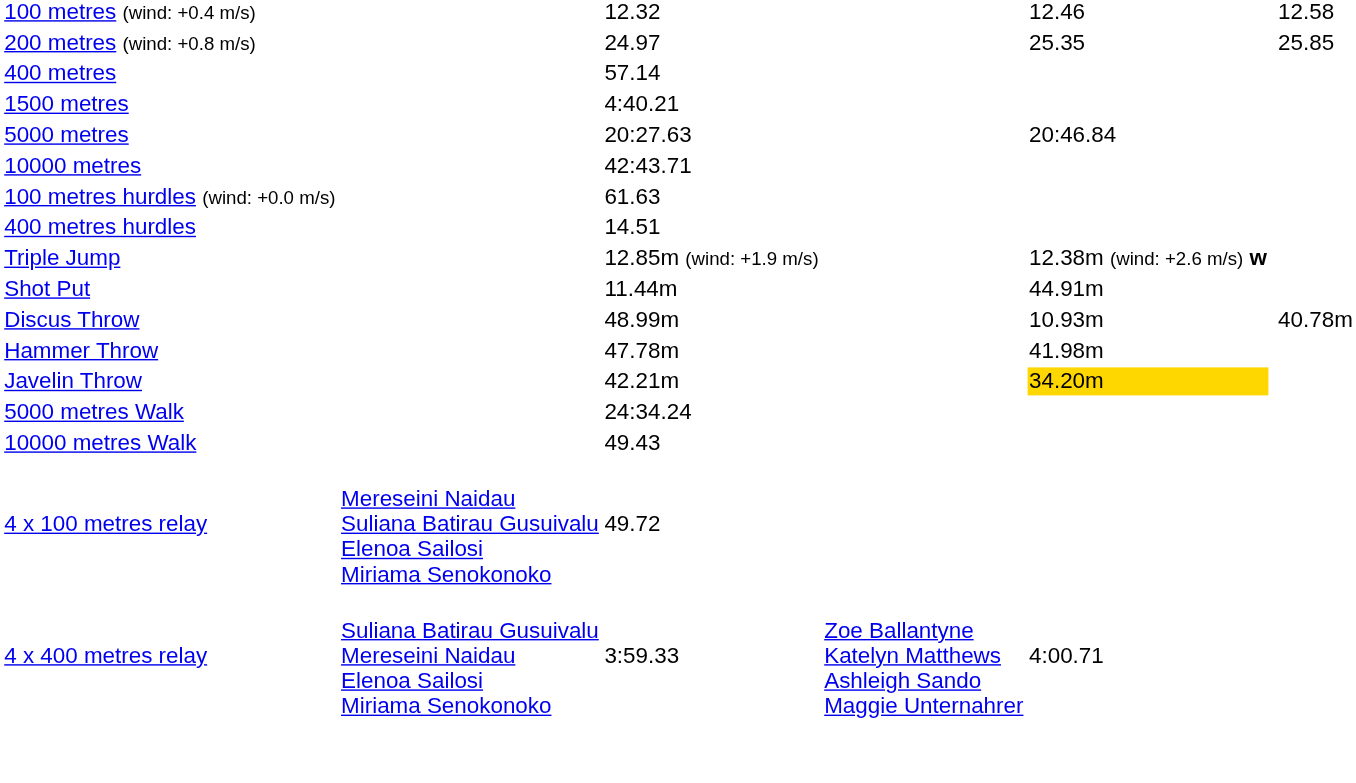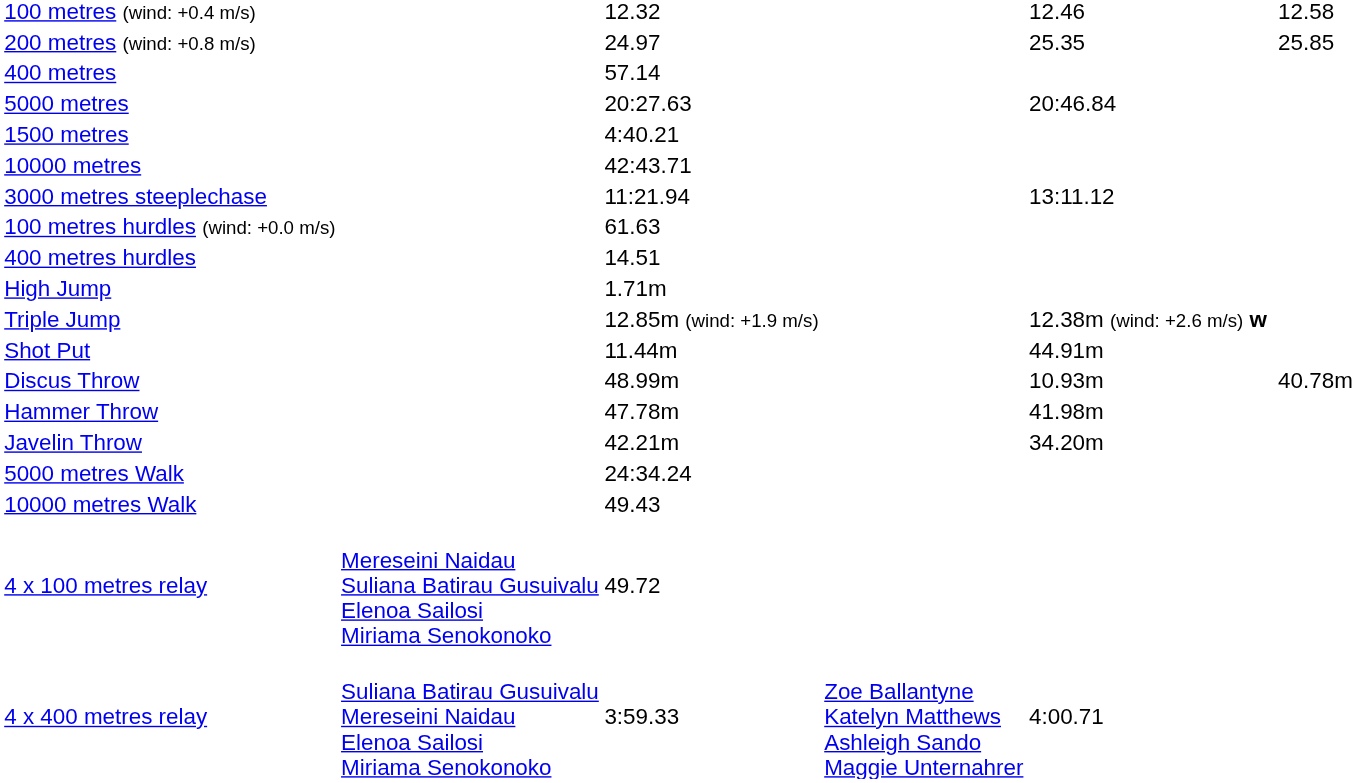rows swapped: (66, 103) <-> (66, 134)
+ row: (136, 196)
+ row: (58, 288)
(1066, 381) gold background -> (1066, 442) no background
